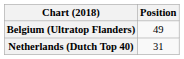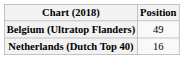(158, 46) 31 -> (158, 46) 16
